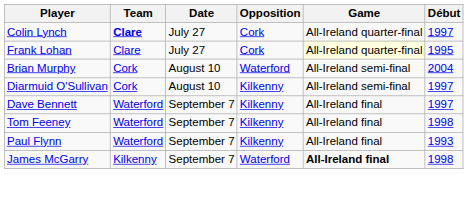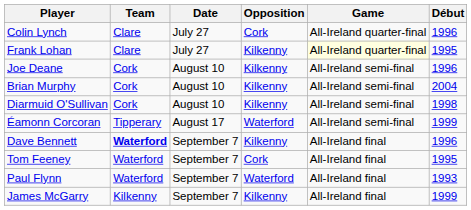(128, 31) bold -> (127, 31) normal
(441, 31) 1997 -> (444, 31) 1996
(252, 50) Cork -> (265, 50) Kilkenny
+ row: (35, 68)
(265, 68) Waterford -> (265, 86) Kilkenny
(441, 86) 1997 -> (444, 104) 1998
+ row: (54, 123)
(138, 104) normal -> (140, 141) bold
(441, 104) 1997 -> (444, 141) 1996
(262, 123) Kilkenny -> (256, 159) Cork
(441, 123) 1998 -> (444, 159) 1995
(262, 141) Kilkenny -> (269, 178) Waterford
(265, 159) Waterford -> (265, 196) Kilkenny
(348, 159) bold -> (348, 196) normal
(441, 159) 1998 -> (444, 196) 1999
